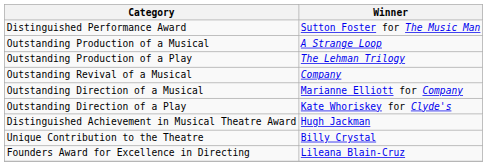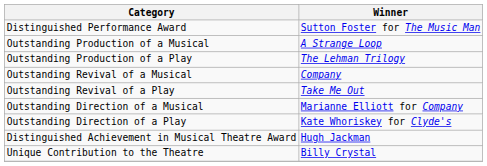+ row: (91, 91)
- row: (128, 153)
